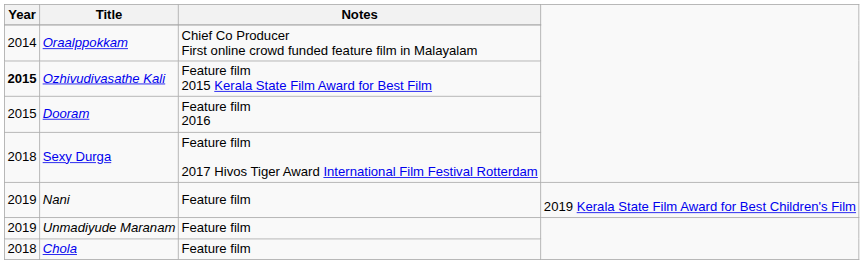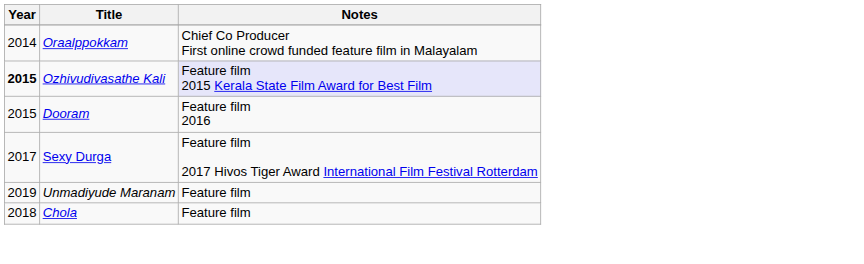(307, 78) no background -> (307, 78) lavender background
(22, 157) 2018 -> (22, 157) 2017
- row: (56, 200)
